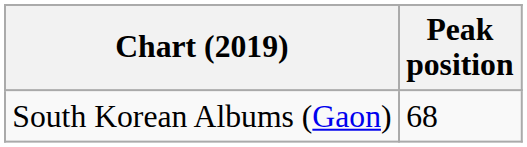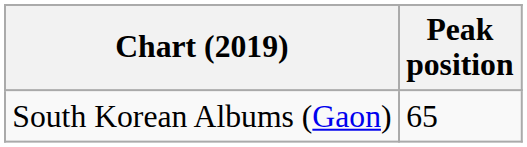(422, 115) 68 -> (422, 115) 65
